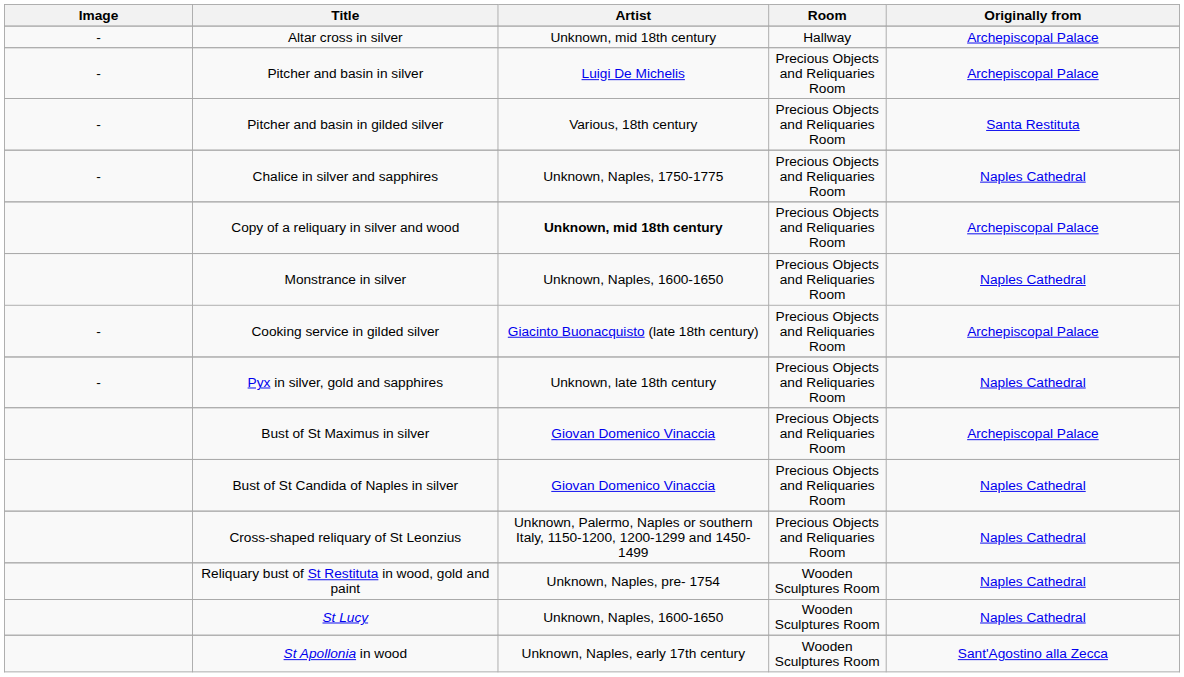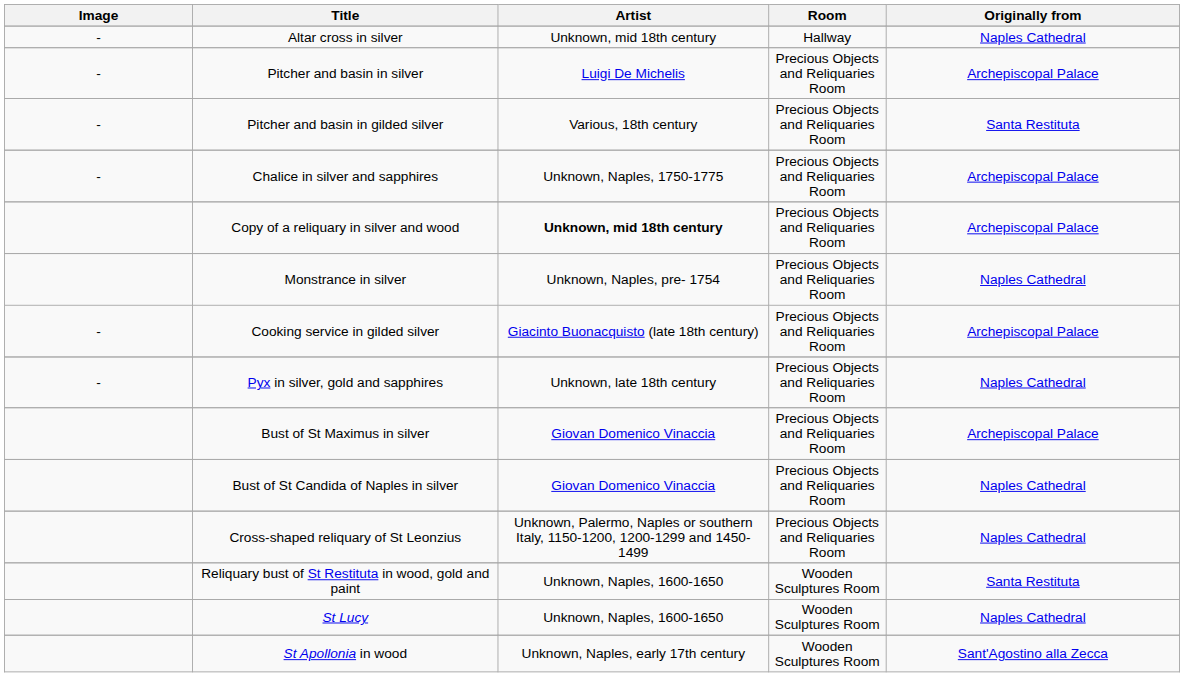(1033, 36) Archepiscopal Palace -> (1033, 36) Naples Cathedral
(1033, 176) Naples Cathedral -> (1033, 176) Archepiscopal Palace
(633, 279) Unknown, Naples, 1600-1650 -> (633, 279) Unknown, Naples, pre- 1754
(633, 580) Unknown, Naples, pre- 1754 -> (633, 580) Unknown, Naples, 1600-1650
(1033, 580) Naples Cathedral -> (1033, 580) Santa Restituta
